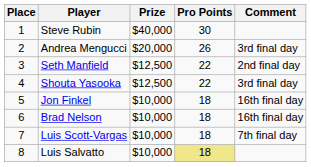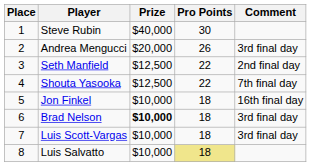(268, 83) 3rd final day -> (267, 83) 7th final day
(152, 118) normal -> (152, 118) bold
(270, 118) 16th final day -> (268, 118) 3rd final day
(267, 135) 7th final day -> (268, 135) 3rd final day
